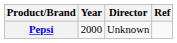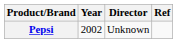(91, 30) 2000 -> (91, 30) 2002
